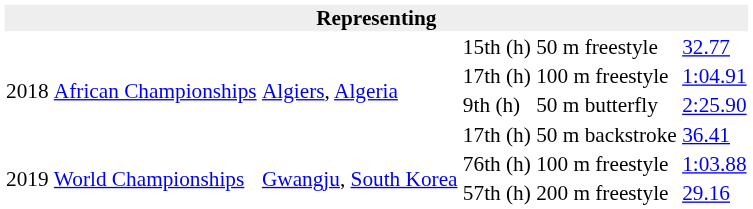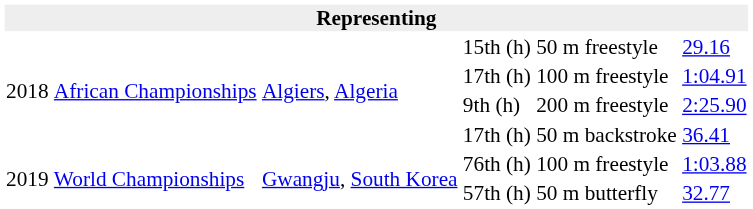(706, 47) 32.77 -> (706, 47) 29.16
(597, 105) 50 m butterfly -> (602, 105) 200 m freestyle
(602, 193) 200 m freestyle -> (597, 193) 50 m butterfly
(706, 193) 29.16 -> (706, 193) 32.77
